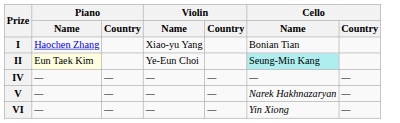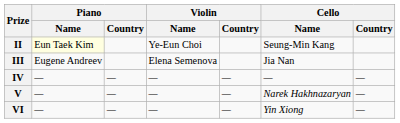- row: (18, 45)
(284, 61) paleturquoise background -> (299, 45) no background
+ row: (18, 61)
